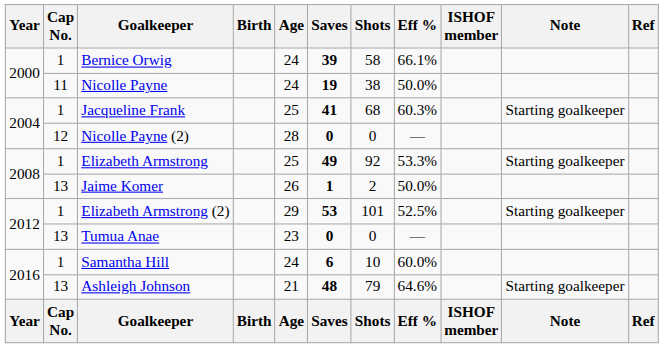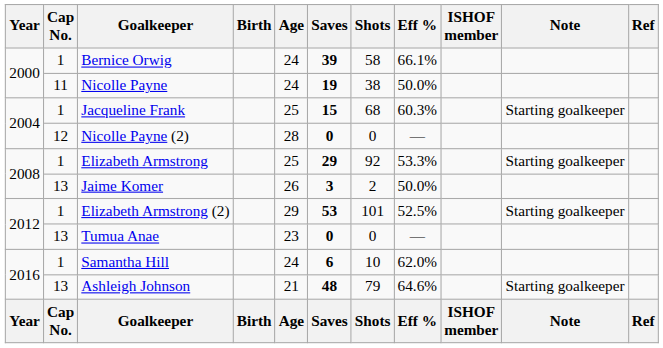(329, 111) 41 -> (329, 111) 15
(329, 161) 49 -> (329, 161) 29
(329, 186) 1 -> (329, 186) 3
(417, 262) 60.0% -> (417, 262) 62.0%
